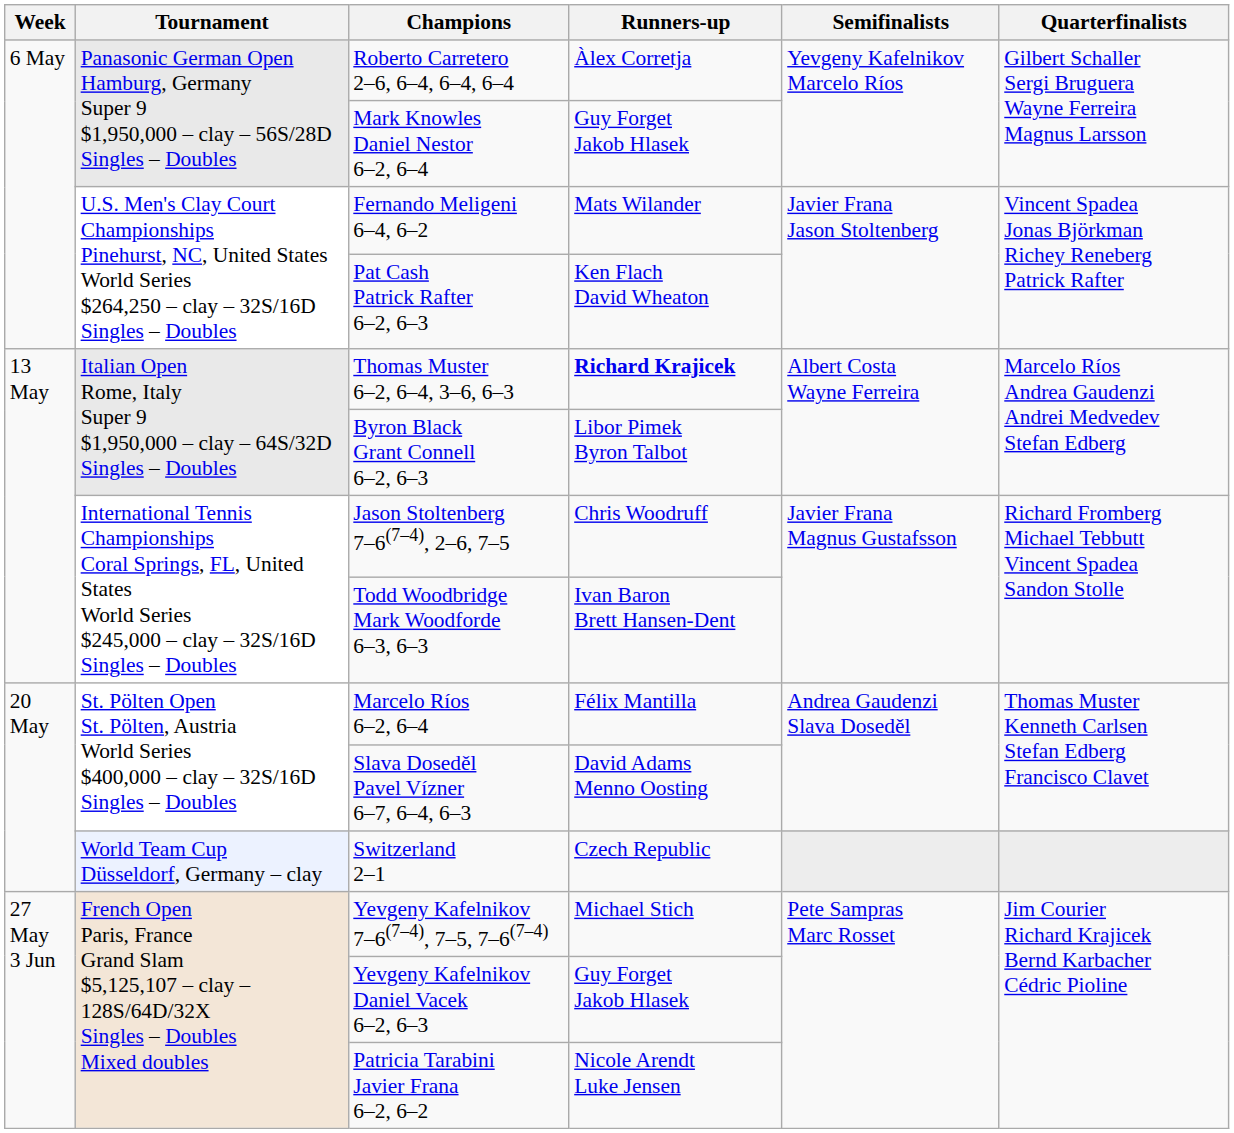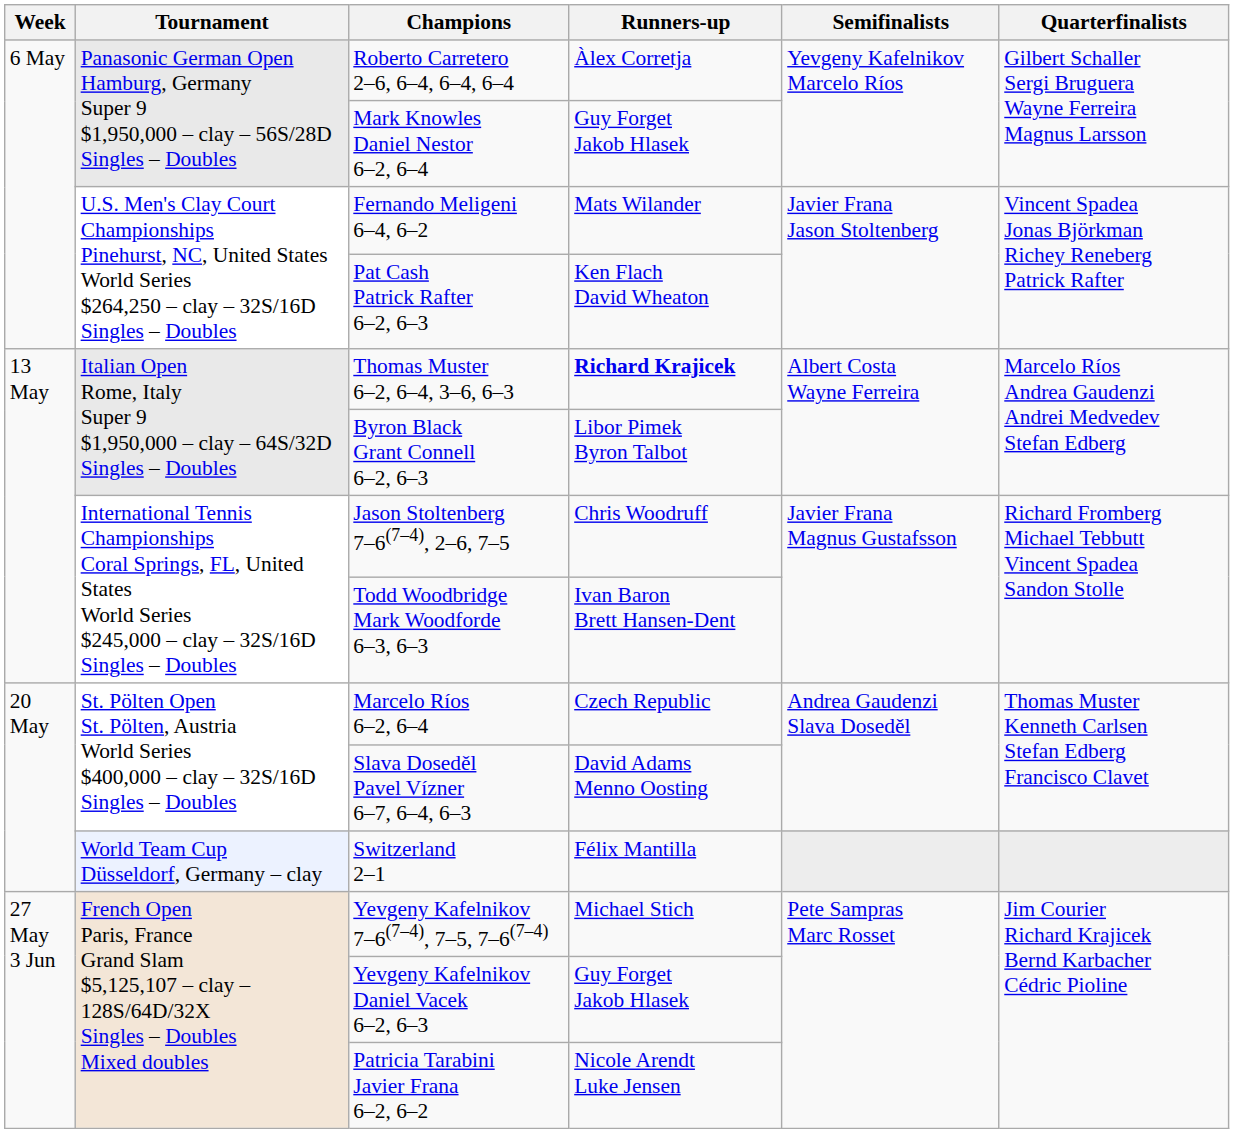(635, 701) Félix Mantilla -> (642, 701) Czech Republic
(642, 847) Czech Republic -> (635, 847) Félix Mantilla
